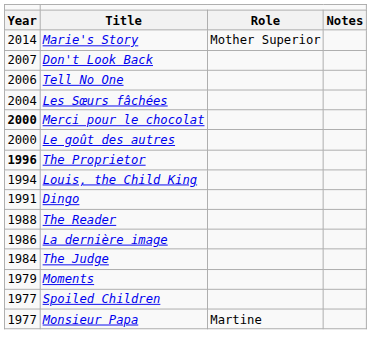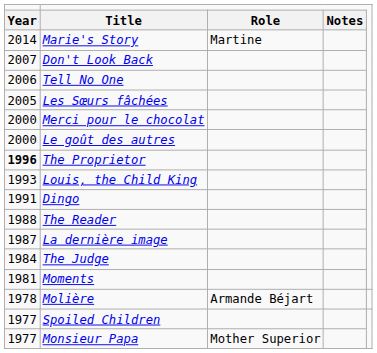(265, 40) Mother Superior -> (236, 40) Martine
(22, 100) 2004 -> (22, 100) 2005
(22, 120) bold -> (22, 120) normal
(22, 180) 1994 -> (22, 180) 1993
(22, 239) 1986 -> (22, 239) 1987
(22, 279) 1979 -> (22, 279) 1981
+ row: (68, 299)
(236, 319) Martine -> (265, 339) Mother Superior
